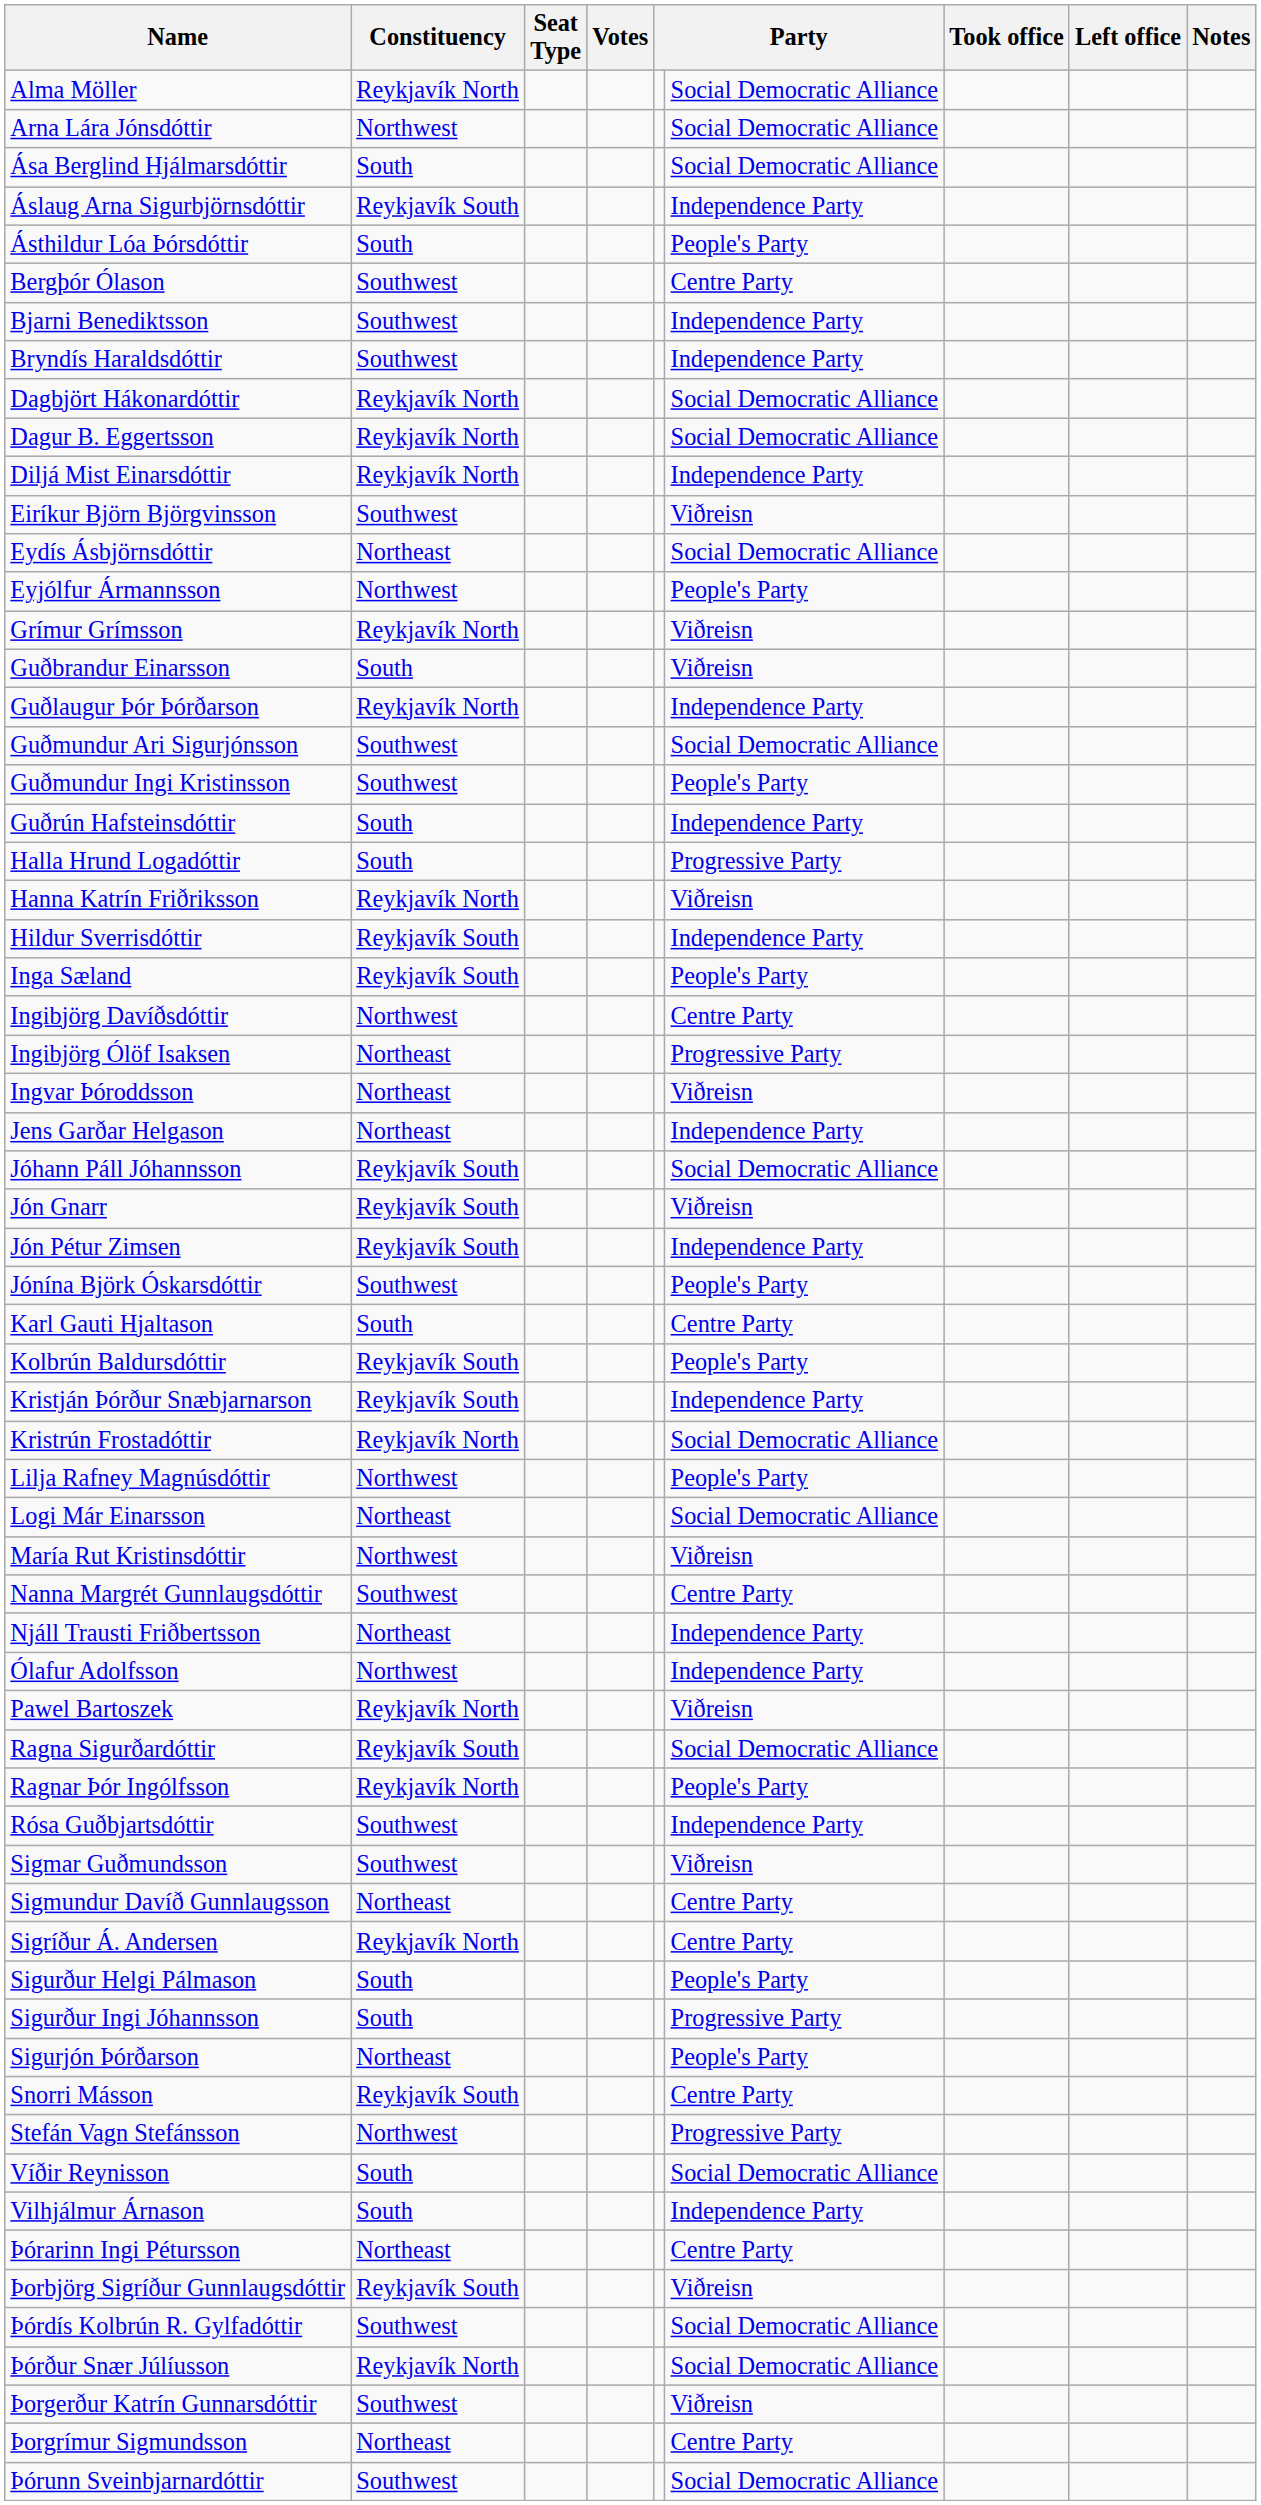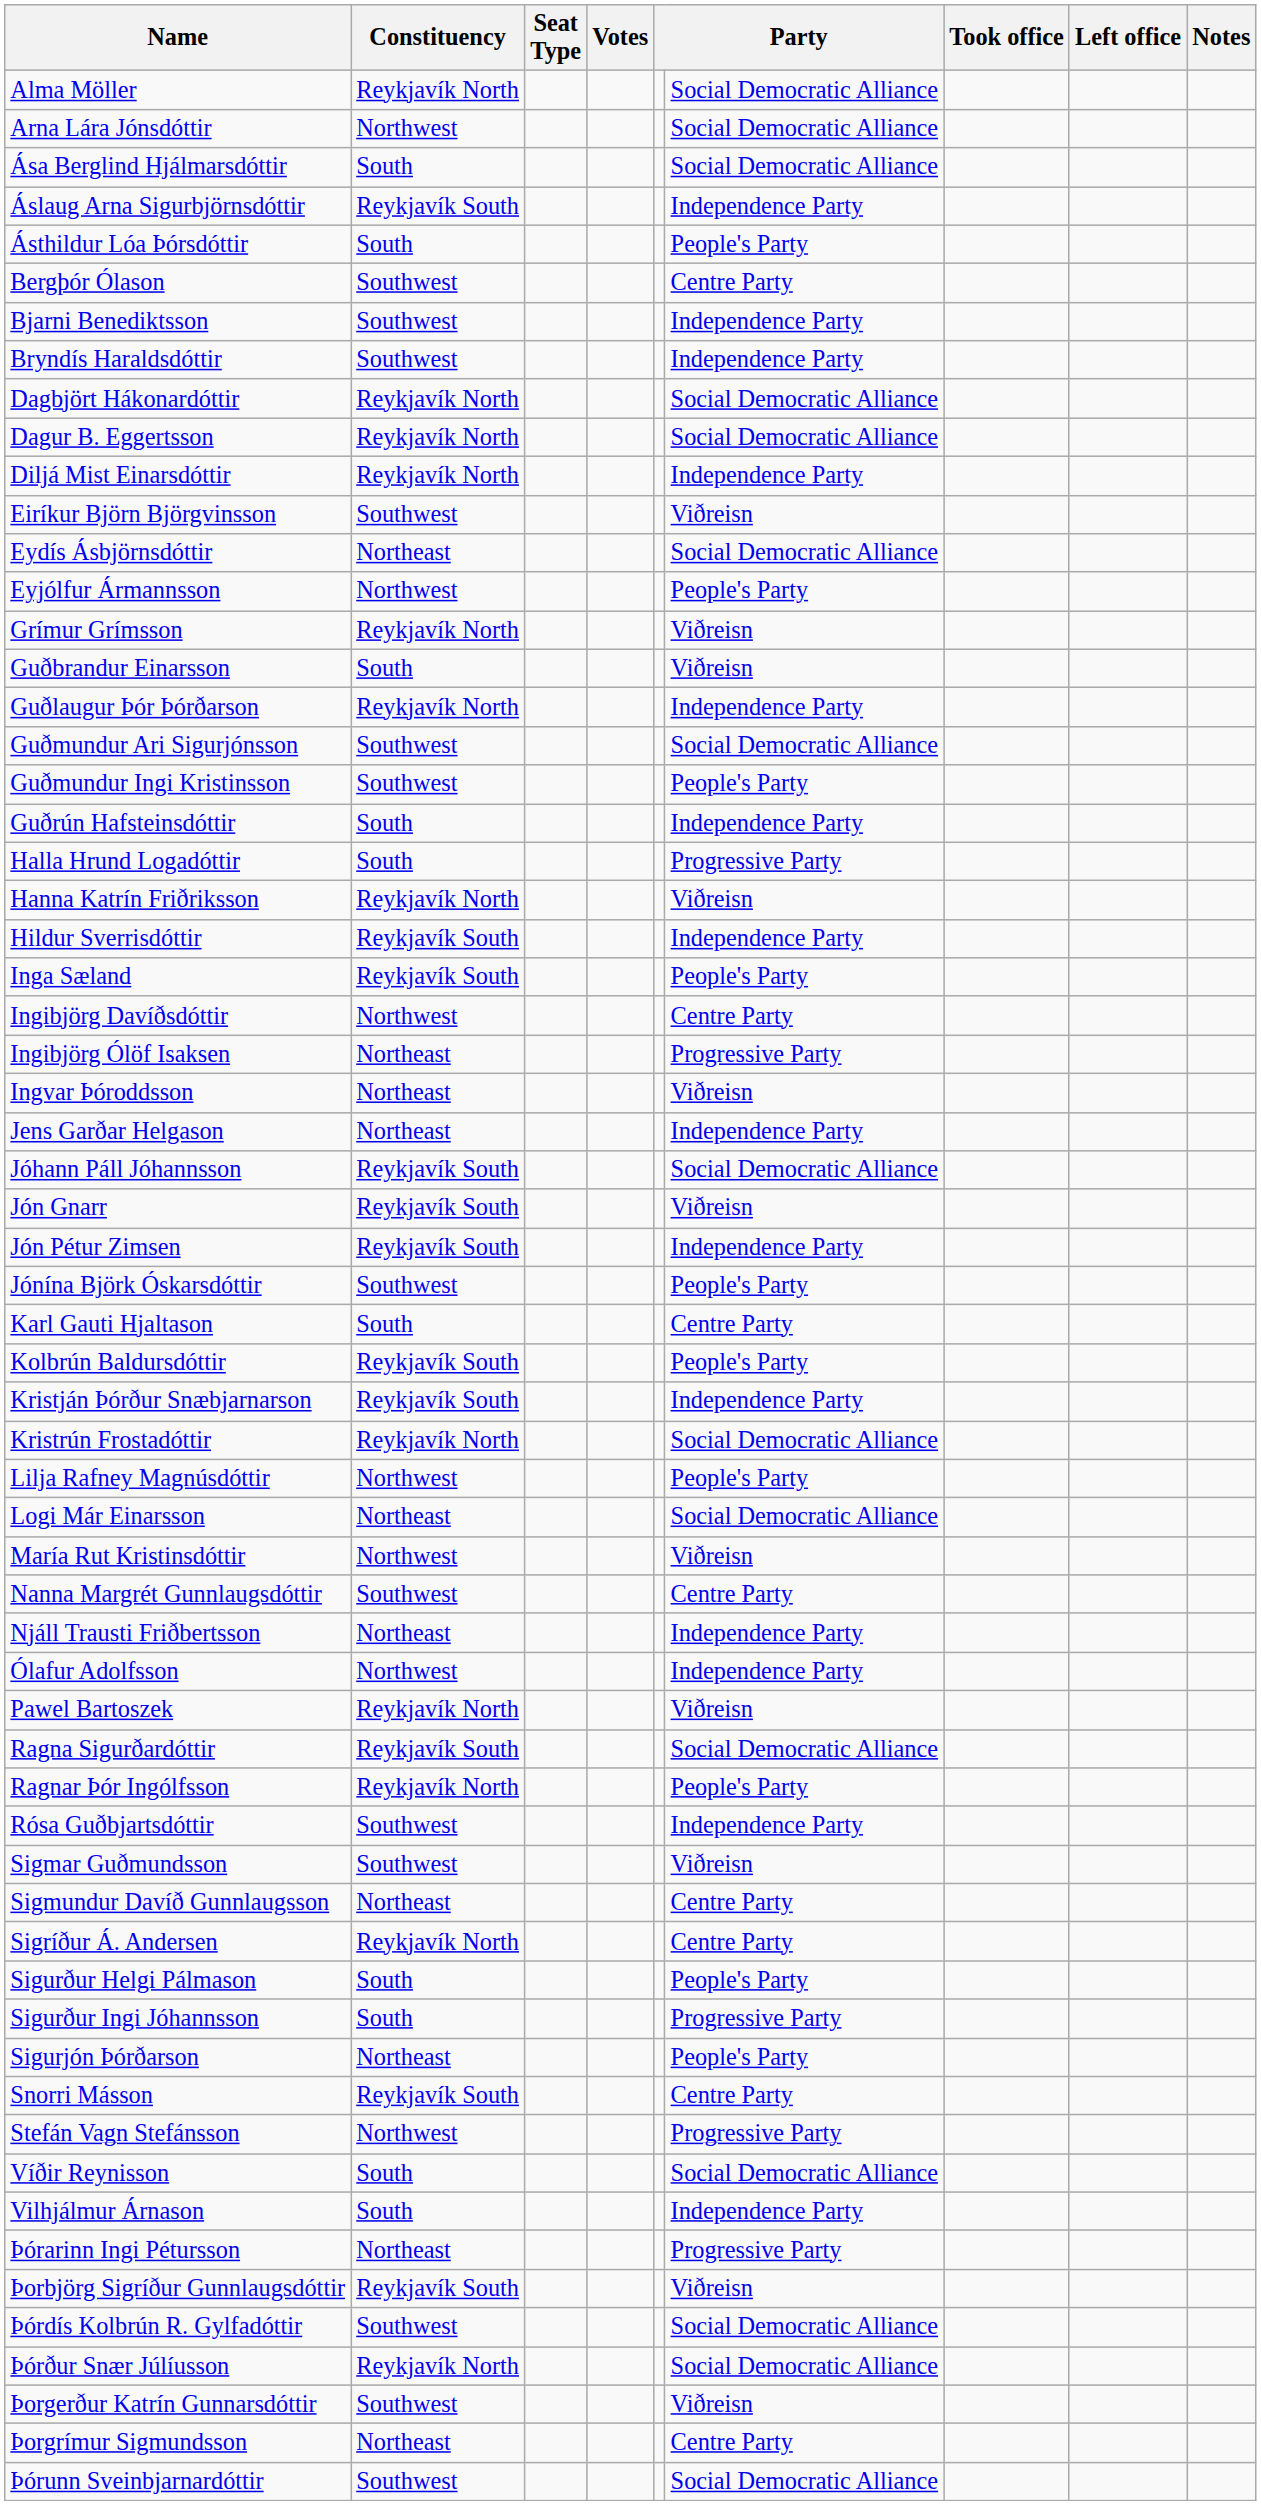(732, 2249) Centre Party -> (756, 2249) Progressive Party
